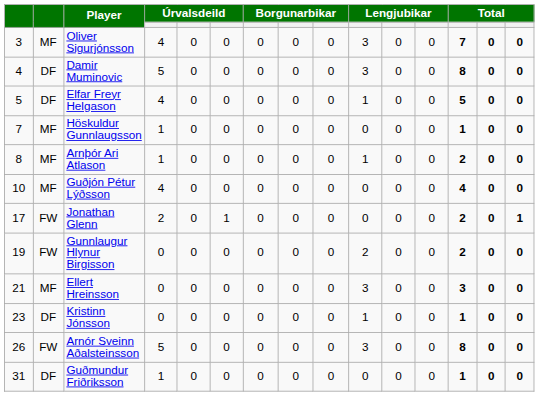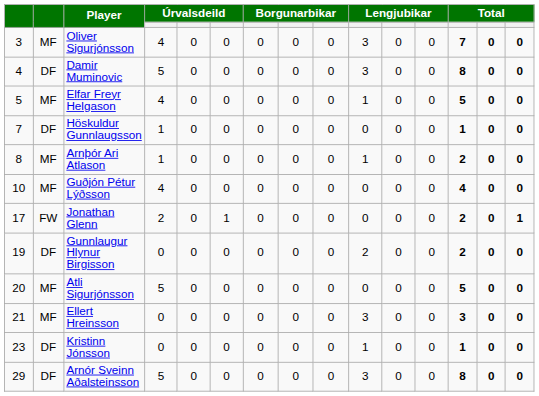(48, 100) DF -> (48, 100) MF
(48, 129) MF -> (48, 129) DF
(48, 253) FW -> (48, 253) DF
+ row: (100, 288)
(19, 347) 26 -> (19, 376) 29
(48, 347) FW -> (48, 376) DF
- row: (97, 376)
